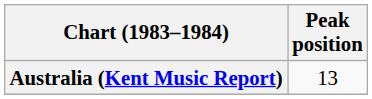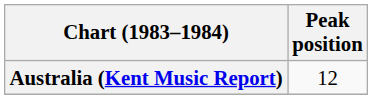(328, 77) 13 -> (328, 77) 12
